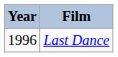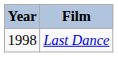(22, 40) 1996 -> (22, 40) 1998
